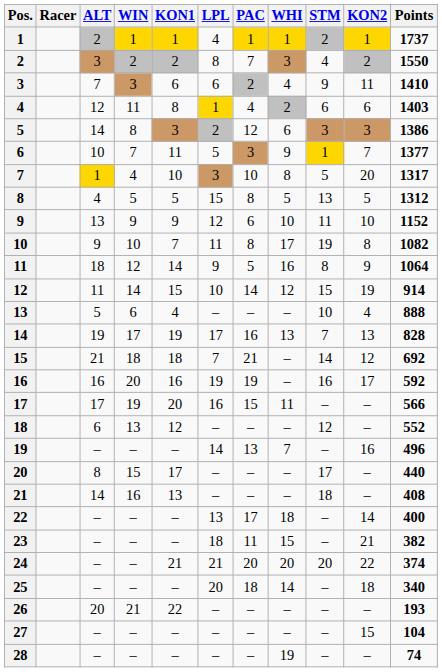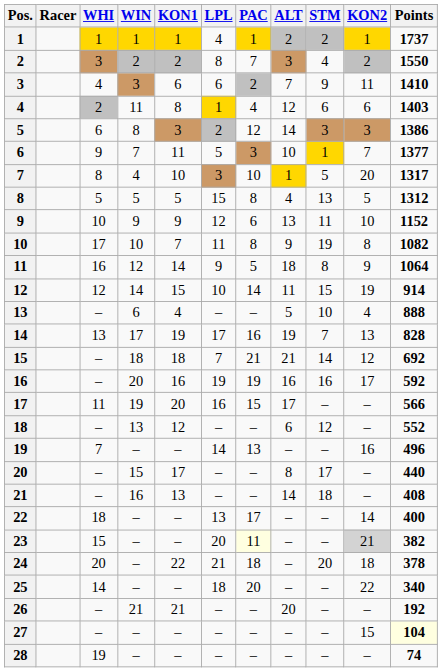columns swapped: (97, 15) <-> (287, 15)
(216, 541) 18 -> (219, 541) 20
(251, 541) no background -> (253, 541) lightyellow background
(367, 541) no background -> (367, 541) lightgrey background
(175, 564) 21 -> (178, 564) 22
(251, 564) 20 -> (253, 564) 18
(367, 564) 22 -> (367, 564) 18
(414, 564) 374 -> (414, 564) 378
(216, 586) 20 -> (219, 586) 18
(251, 586) 18 -> (253, 586) 20
(367, 586) 18 -> (367, 586) 22
(175, 609) 22 -> (178, 609) 21
(414, 609) 193 -> (414, 609) 192
(414, 632) no background -> (414, 632) lightyellow background
